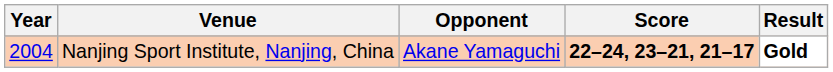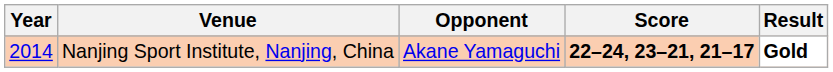(31, 51) 2004 -> (31, 51) 2014
